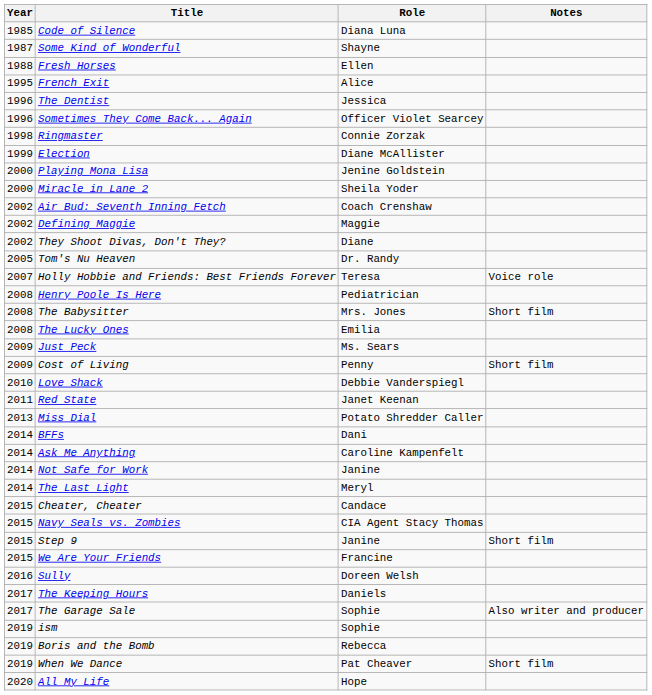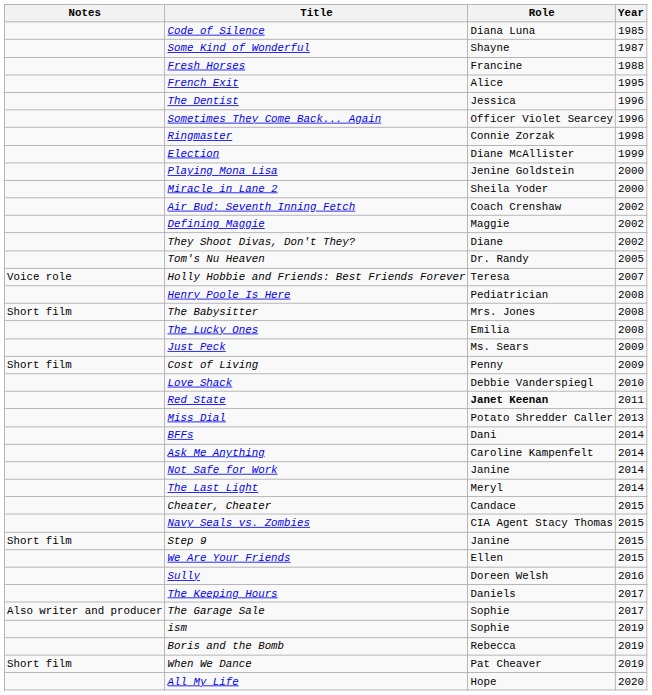columns swapped: (20, 13) <-> (566, 13)
(357, 66) Ellen -> (496, 66) Francine
(380, 400) normal -> (509, 400) bold
(367, 558) Francine -> (487, 558) Ellen
